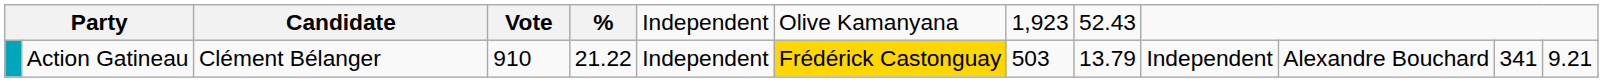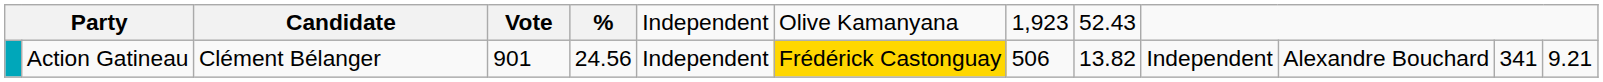(512, 58) 910 -> (512, 58) 901
(603, 58) 21.22 -> (603, 58) 24.56
(1031, 58) 503 -> (1031, 58) 506
(1108, 58) 13.79 -> (1108, 58) 13.82
